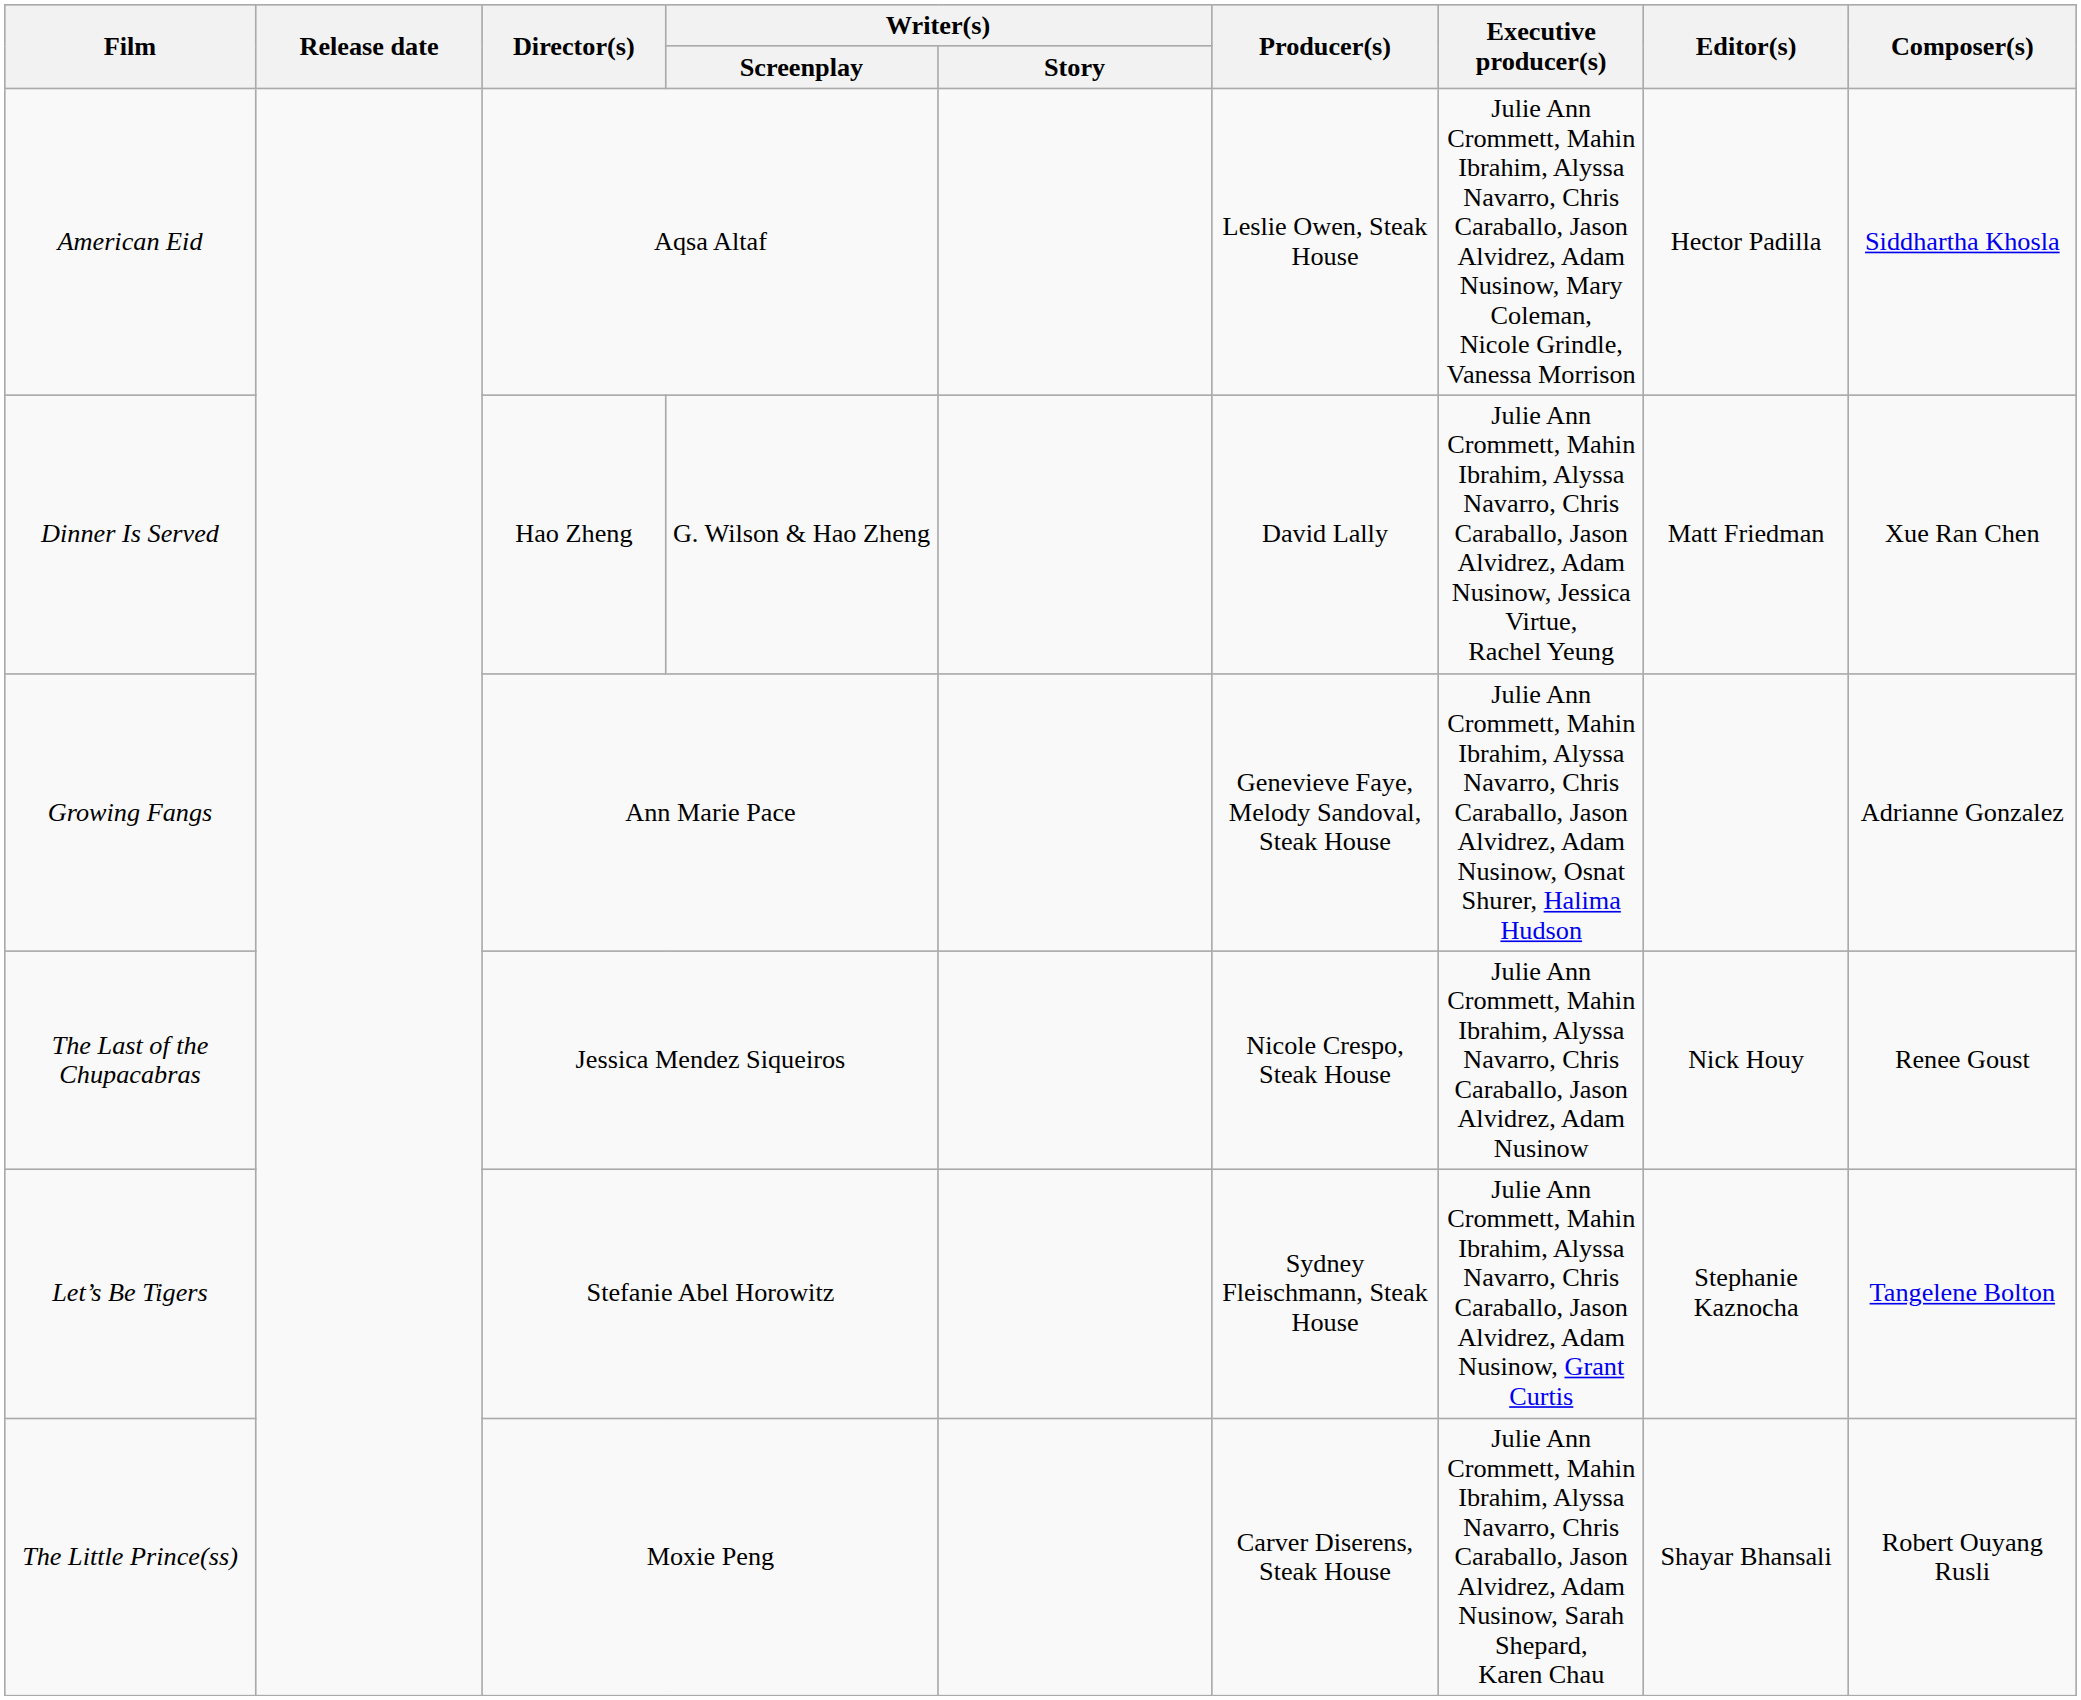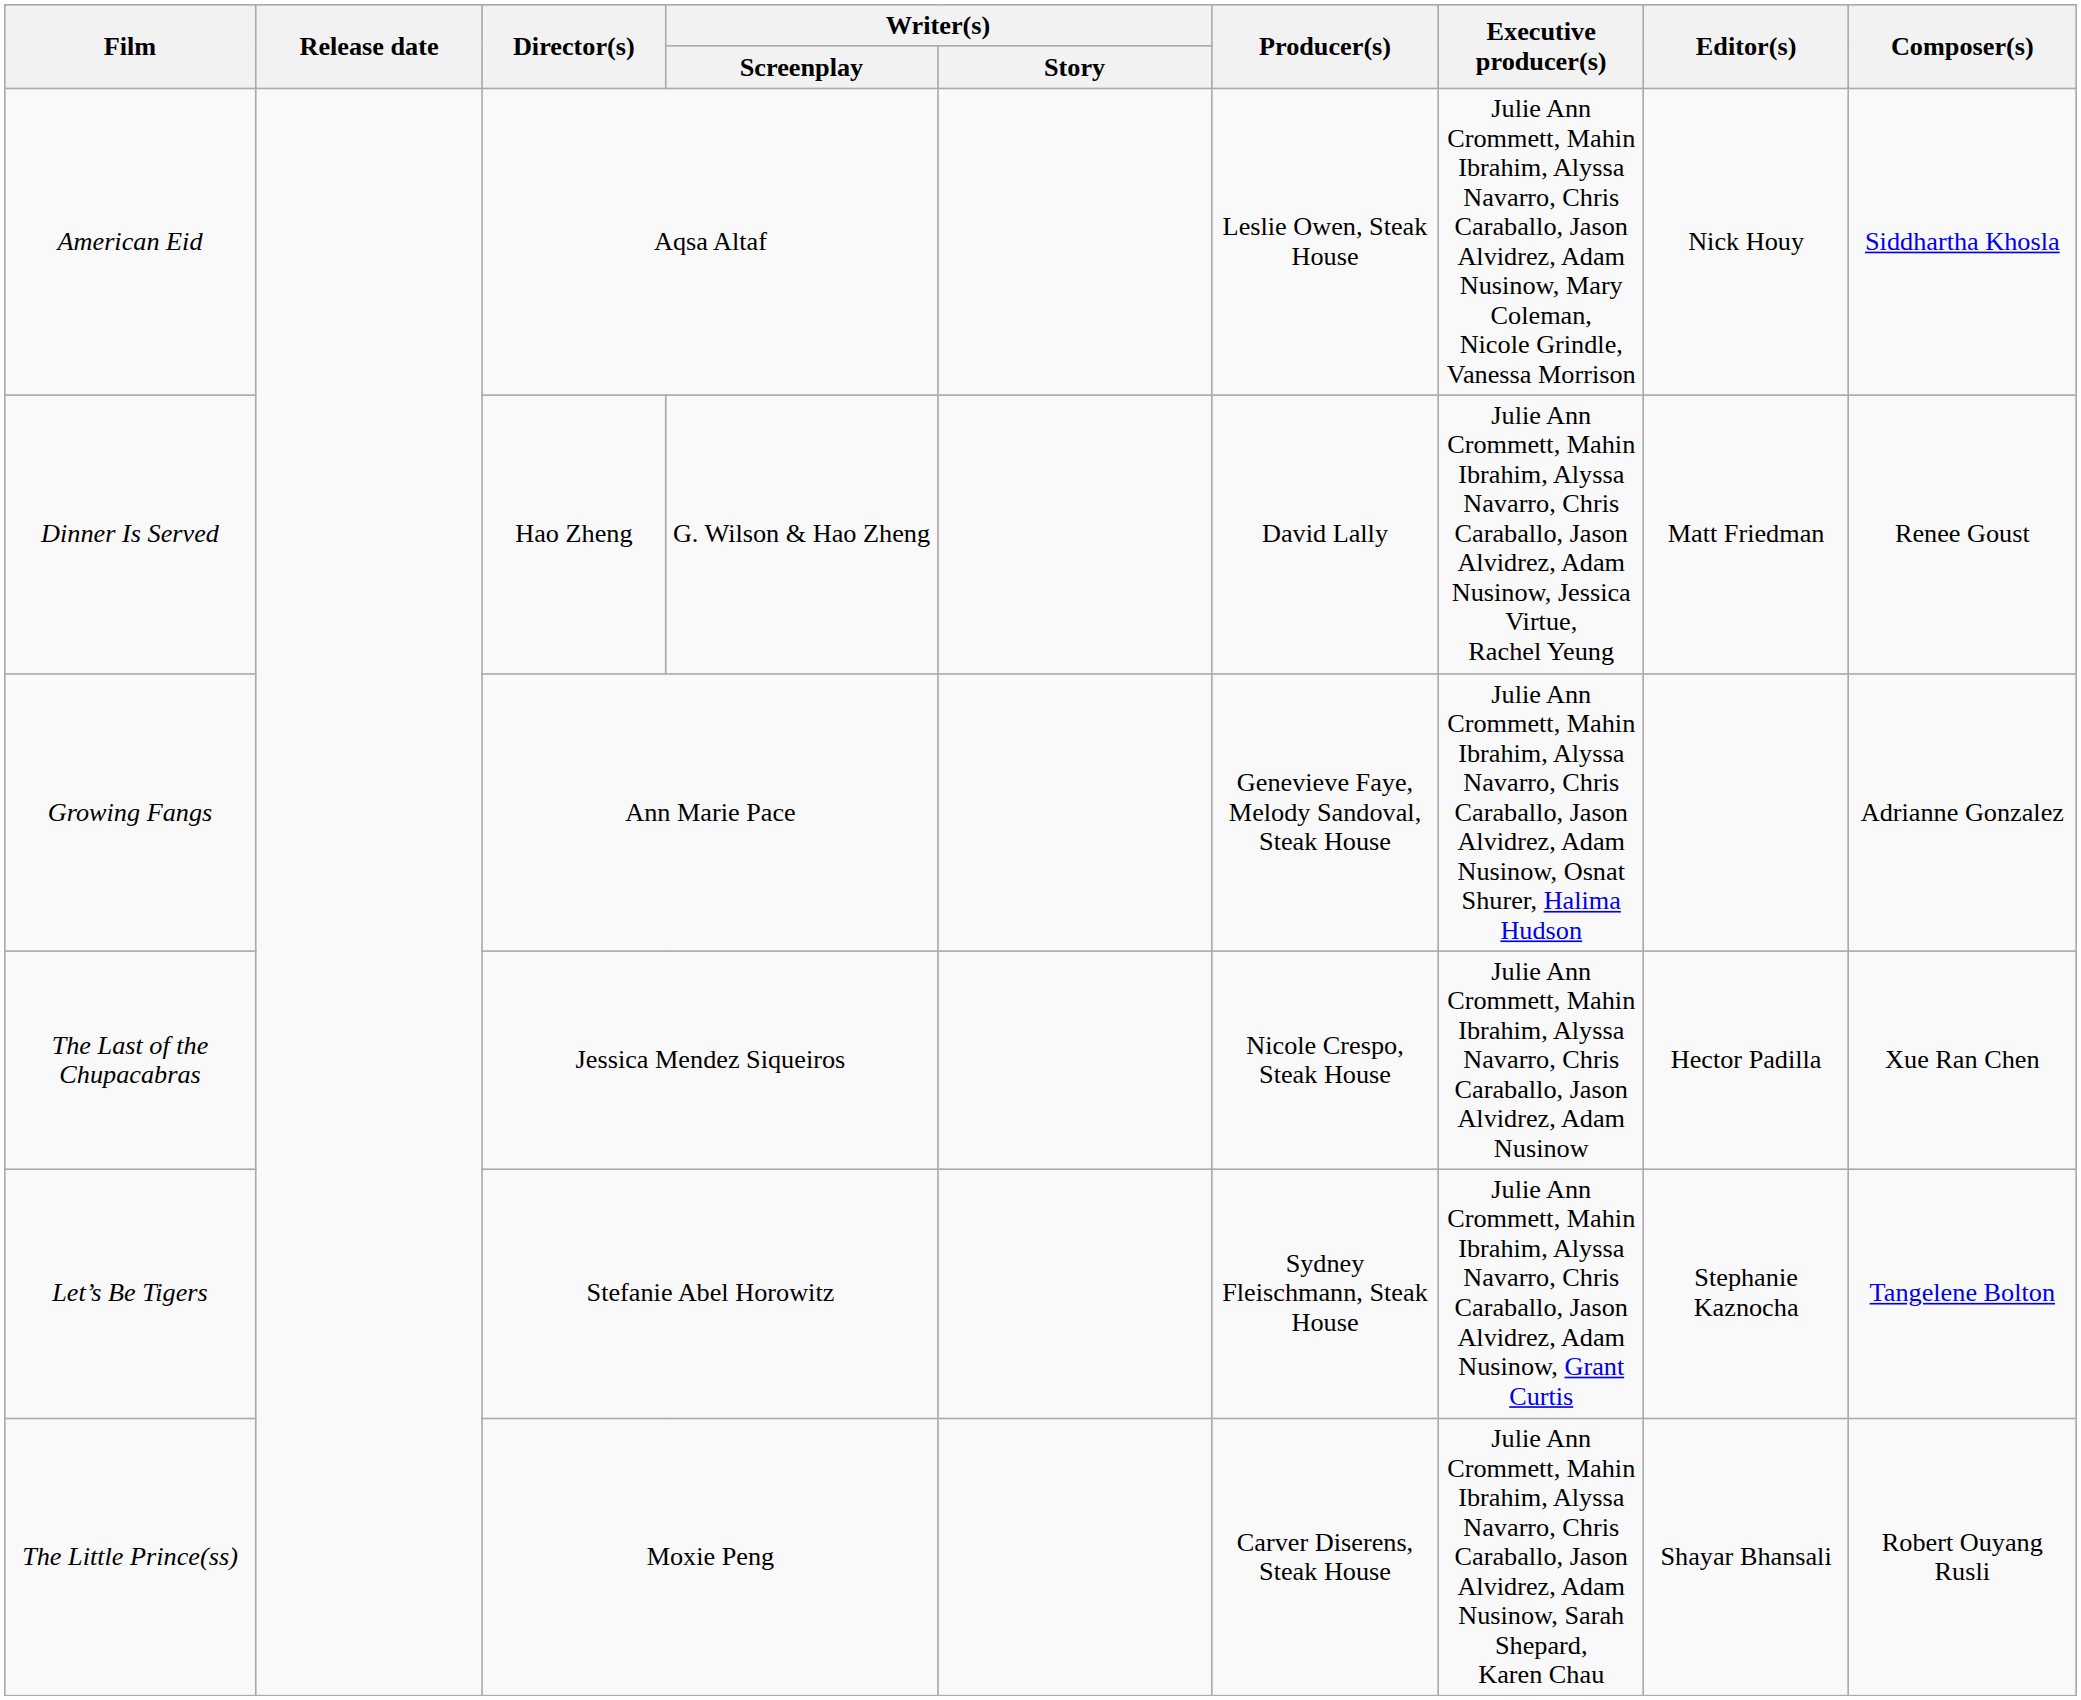(1746, 241) Hector Padilla -> (1746, 241) Nick Houy
(1962, 533) Xue Ran Chen -> (1962, 533) Renee Goust
(1746, 1059) Nick Houy -> (1746, 1059) Hector Padilla
(1962, 1059) Renee Goust -> (1962, 1059) Xue Ran Chen
